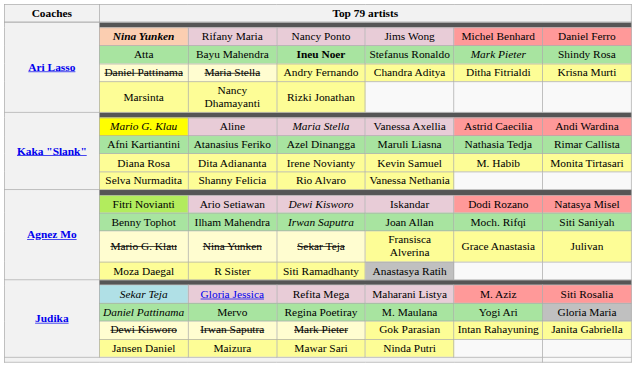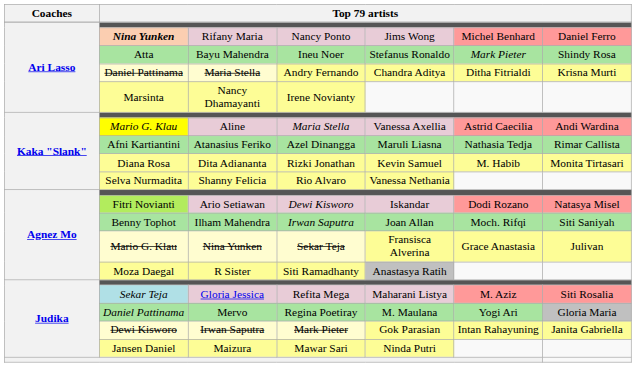(321, 54) bold -> (321, 54) normal
(321, 97) Rizki Jonathan -> (321, 97) Irene Novianty
(321, 162) Irene Novianty -> (321, 162) Rizki Jonathan
